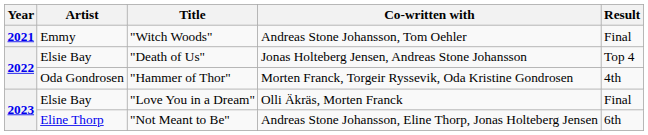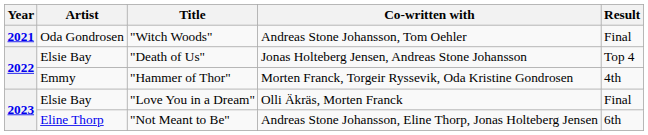(58, 36) Emmy -> (82, 36) Oda Gondrosen
(82, 78) Oda Gondrosen -> (58, 78) Emmy
